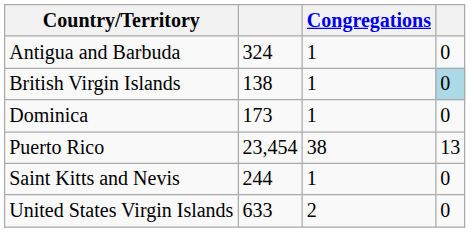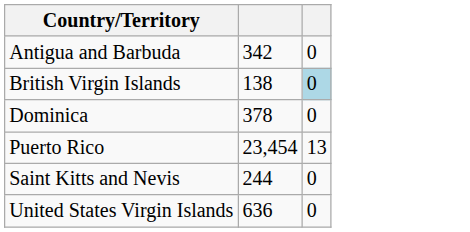- column: (369, 20)
(258, 52) 324 -> (258, 52) 342
(258, 115) 173 -> (258, 115) 378
(258, 210) 633 -> (258, 210) 636
